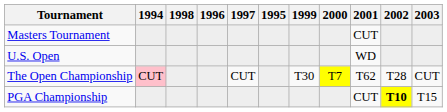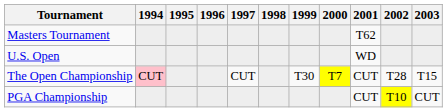columns swapped: (274, 14) <-> (181, 14)
(366, 35) CUT -> (366, 35) T62
(366, 76) T62 -> (366, 76) CUT
(427, 76) CUT -> (427, 76) T15
(396, 97) bold -> (396, 97) normal
(427, 97) T15 -> (427, 97) CUT
